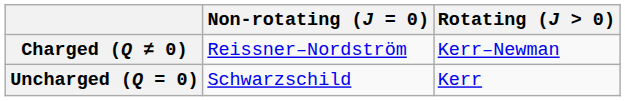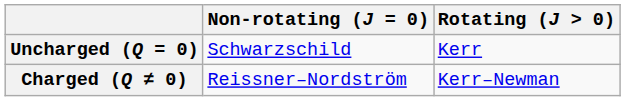rows swapped: (104, 80) <-> (104, 50)
